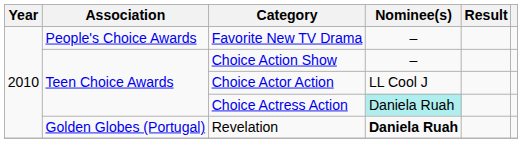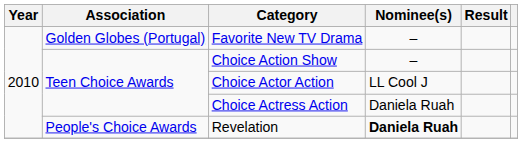(121, 37) People's Choice Awards -> (125, 37) Golden Globes (Portugal)
(412, 104) paleturquoise background -> (412, 104) no background
(125, 127) Golden Globes (Portugal) -> (121, 127) People's Choice Awards
